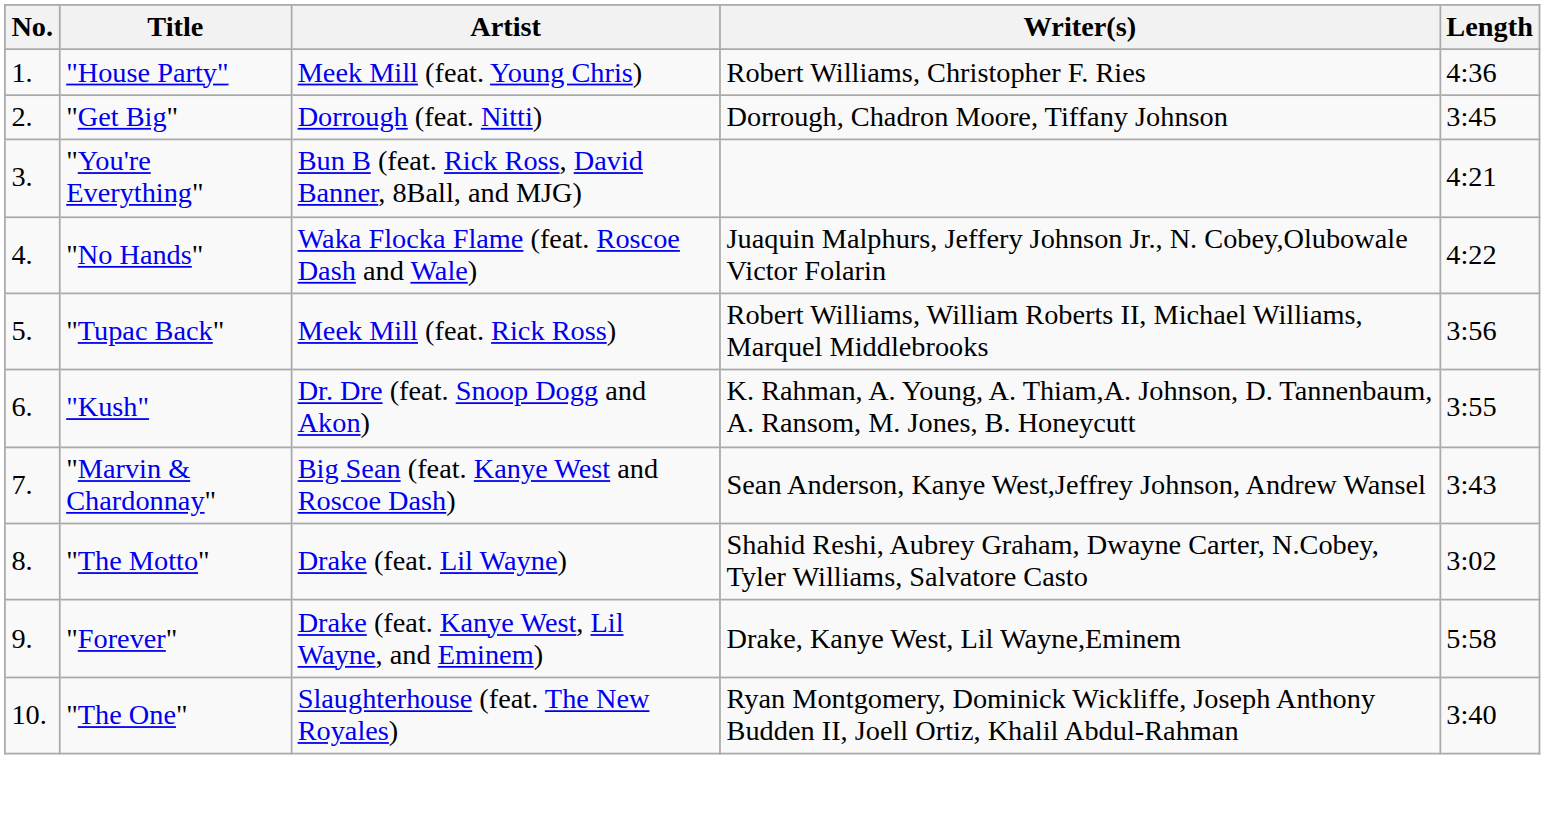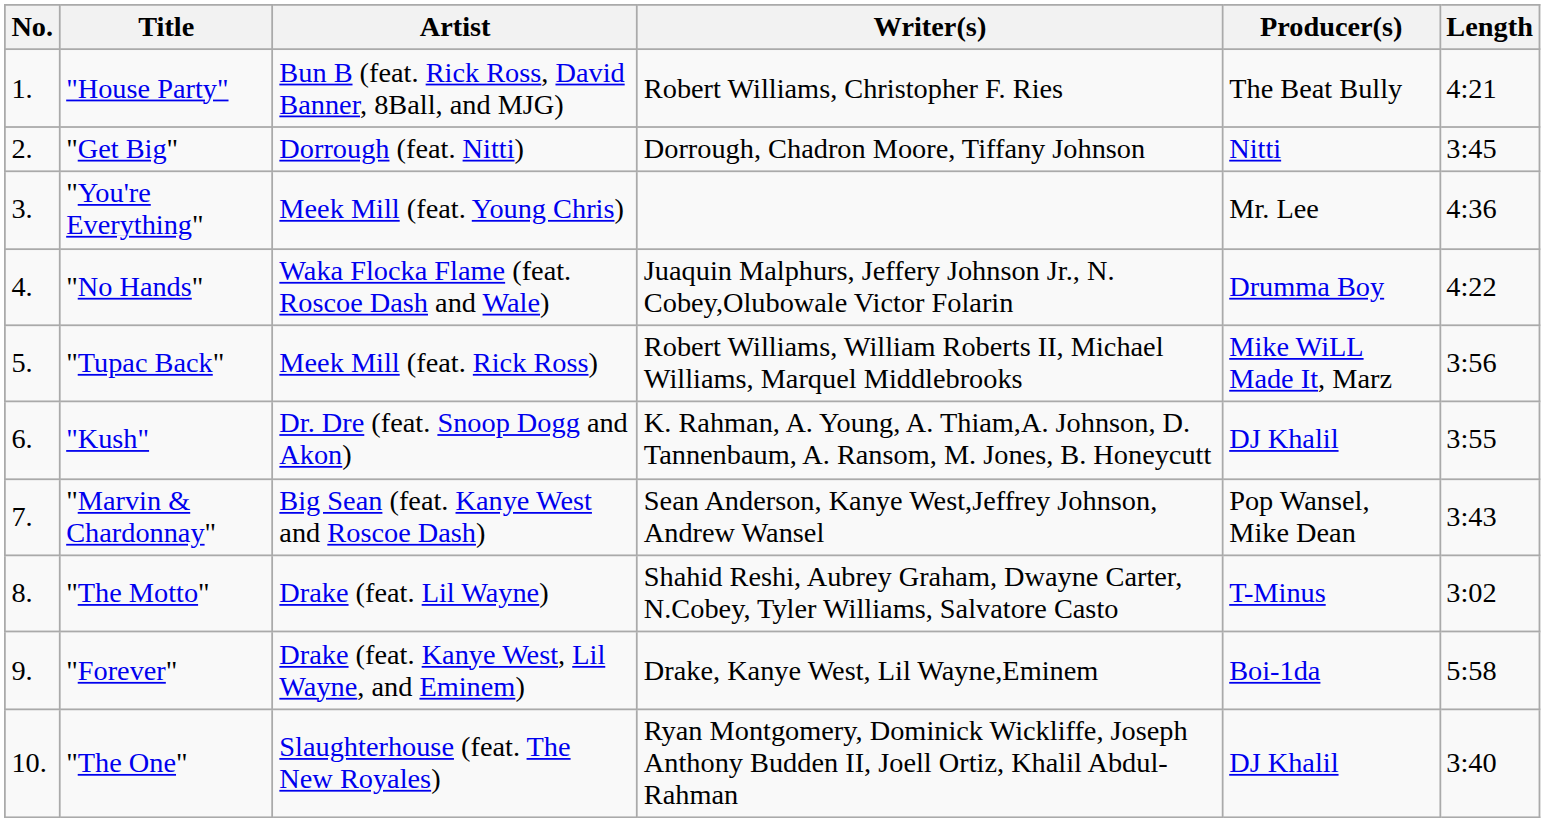+ column: (1331, 26)
(470, 71) Meek Mill (feat. Young Chris) -> (452, 87) Bun B (feat. Rick Ross, David Banner, 8Ball, and MJG)
(1472, 71) 4:36 -> (1471, 87) 4:21
(470, 177) Bun B (feat. Rick Ross, David Banner, 8Ball, and MJG) -> (452, 209) Meek Mill (feat. Young Chris)
(1472, 177) 4:21 -> (1471, 209) 4:36
